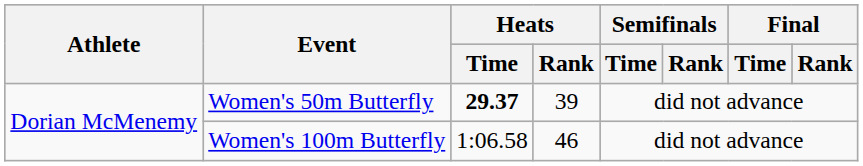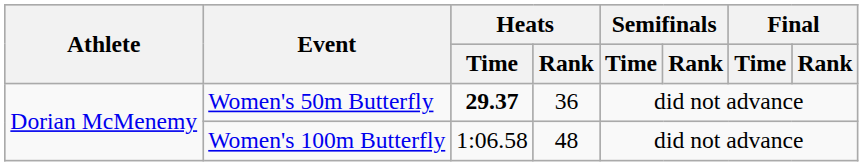(566, 102) 39 -> (566, 102) 36
(566, 141) 46 -> (566, 141) 48
